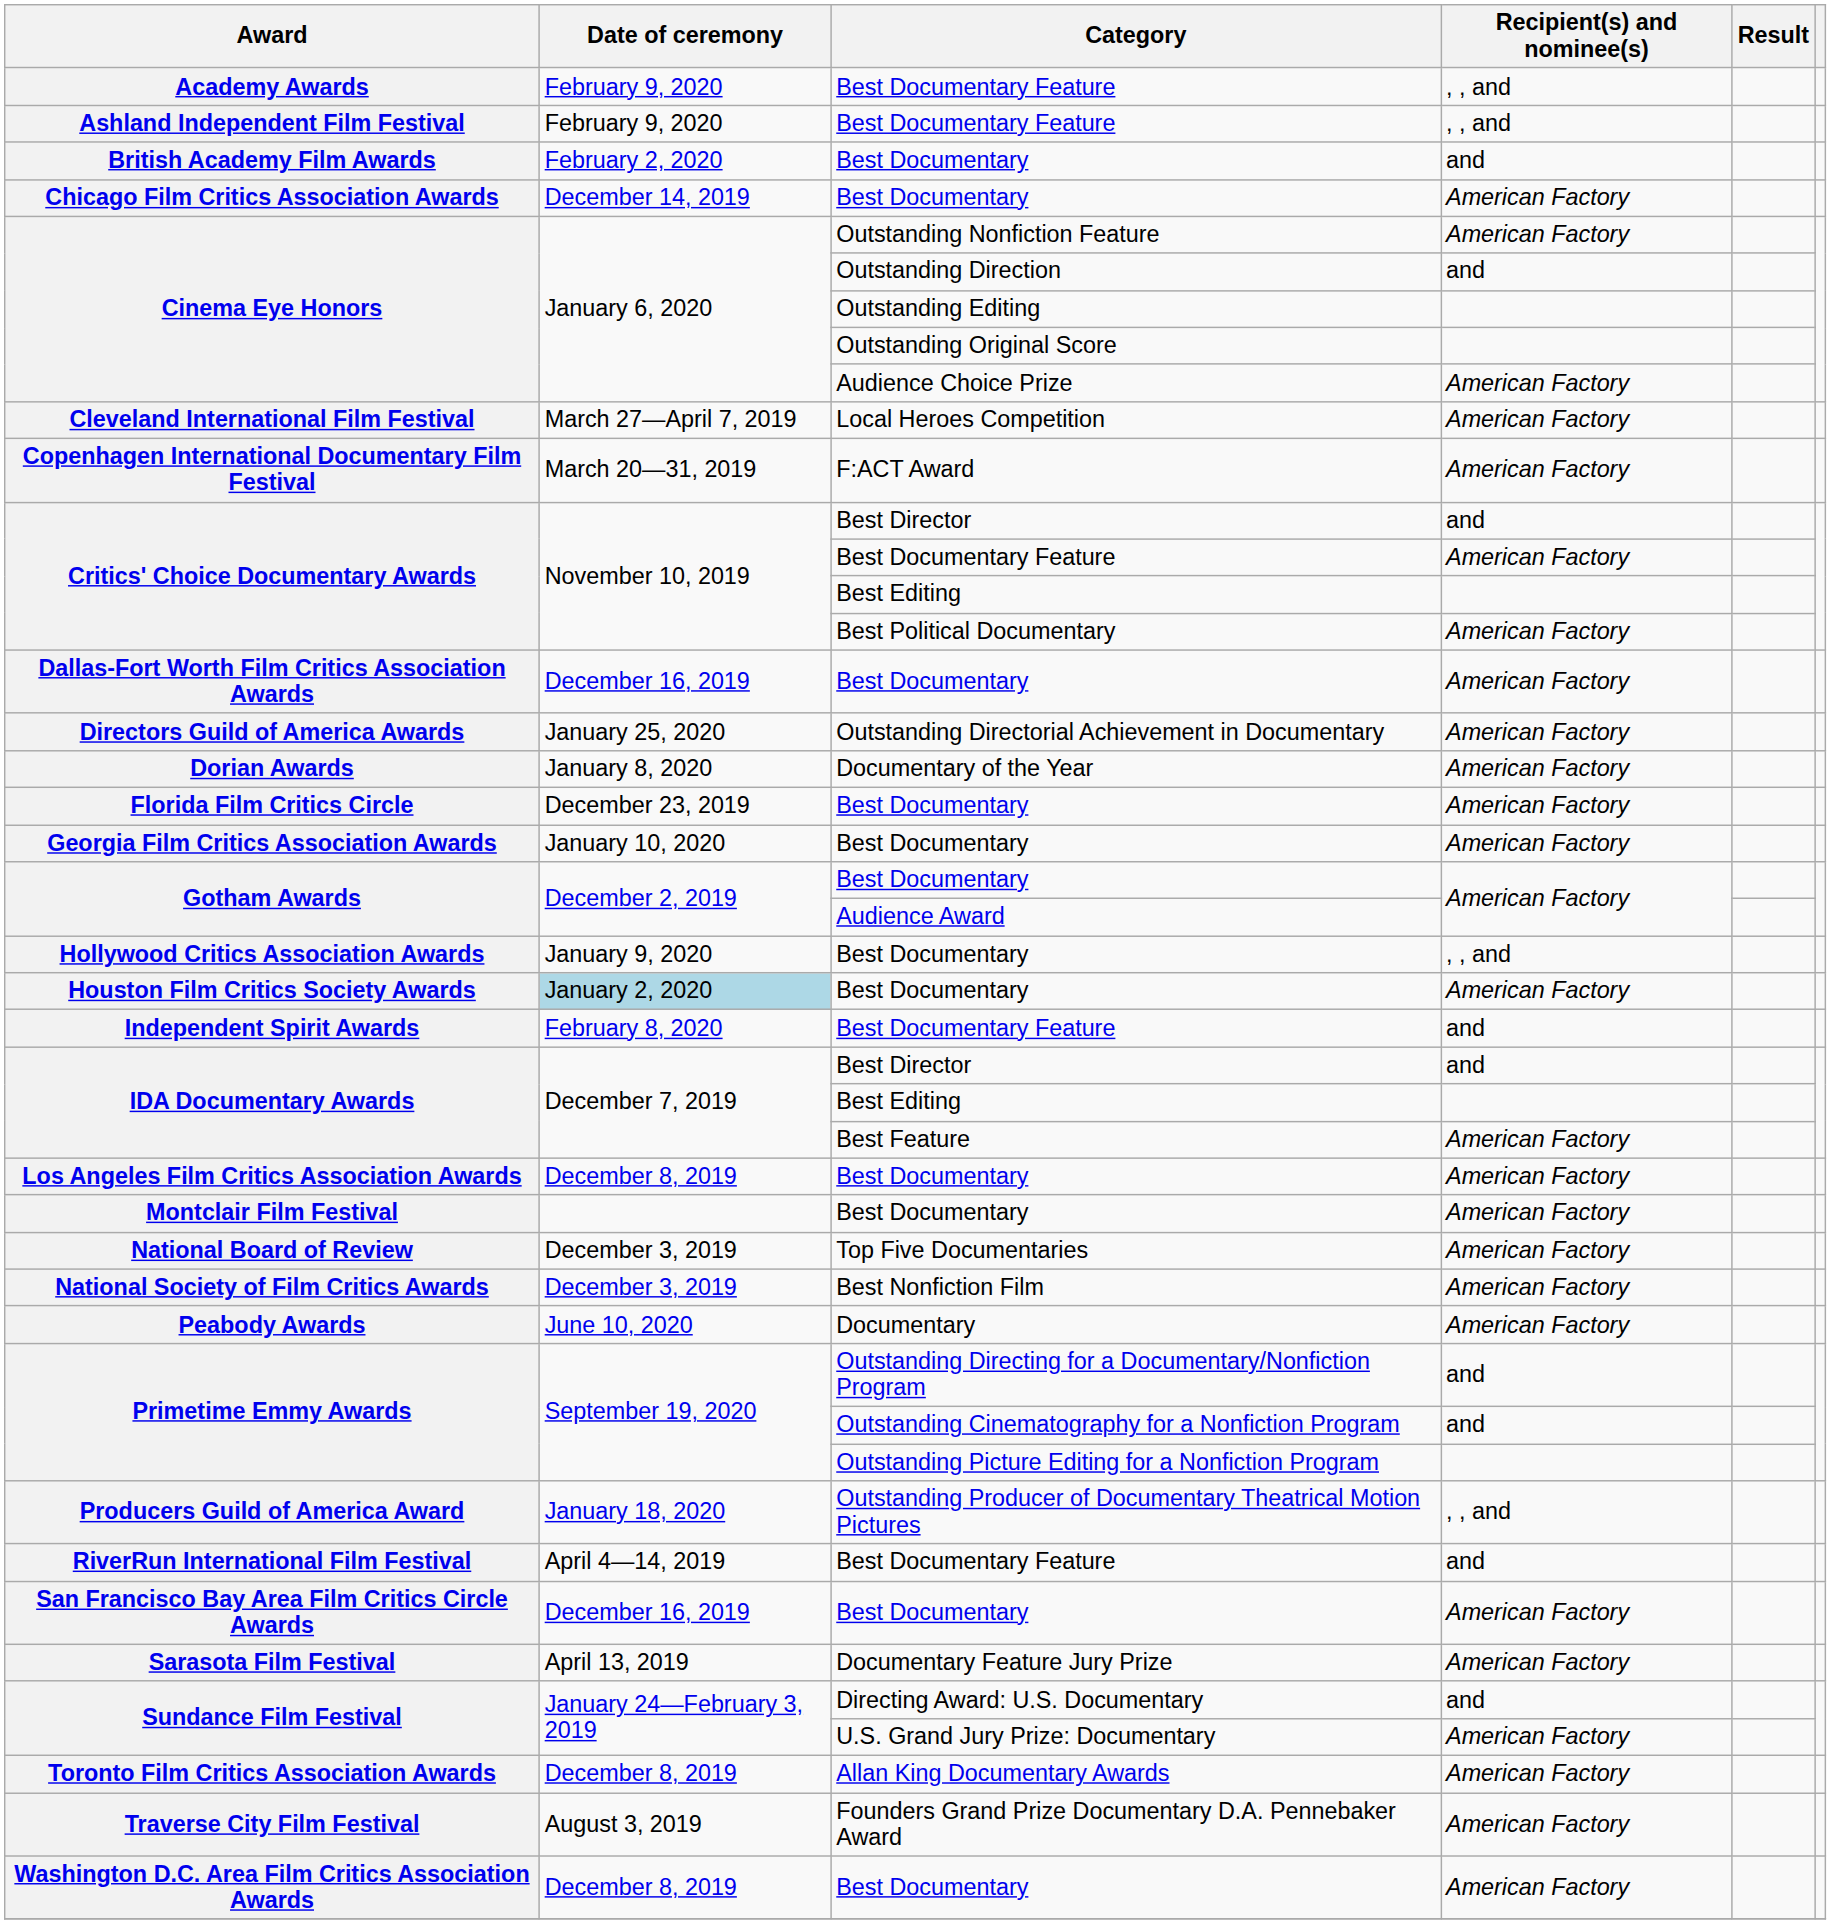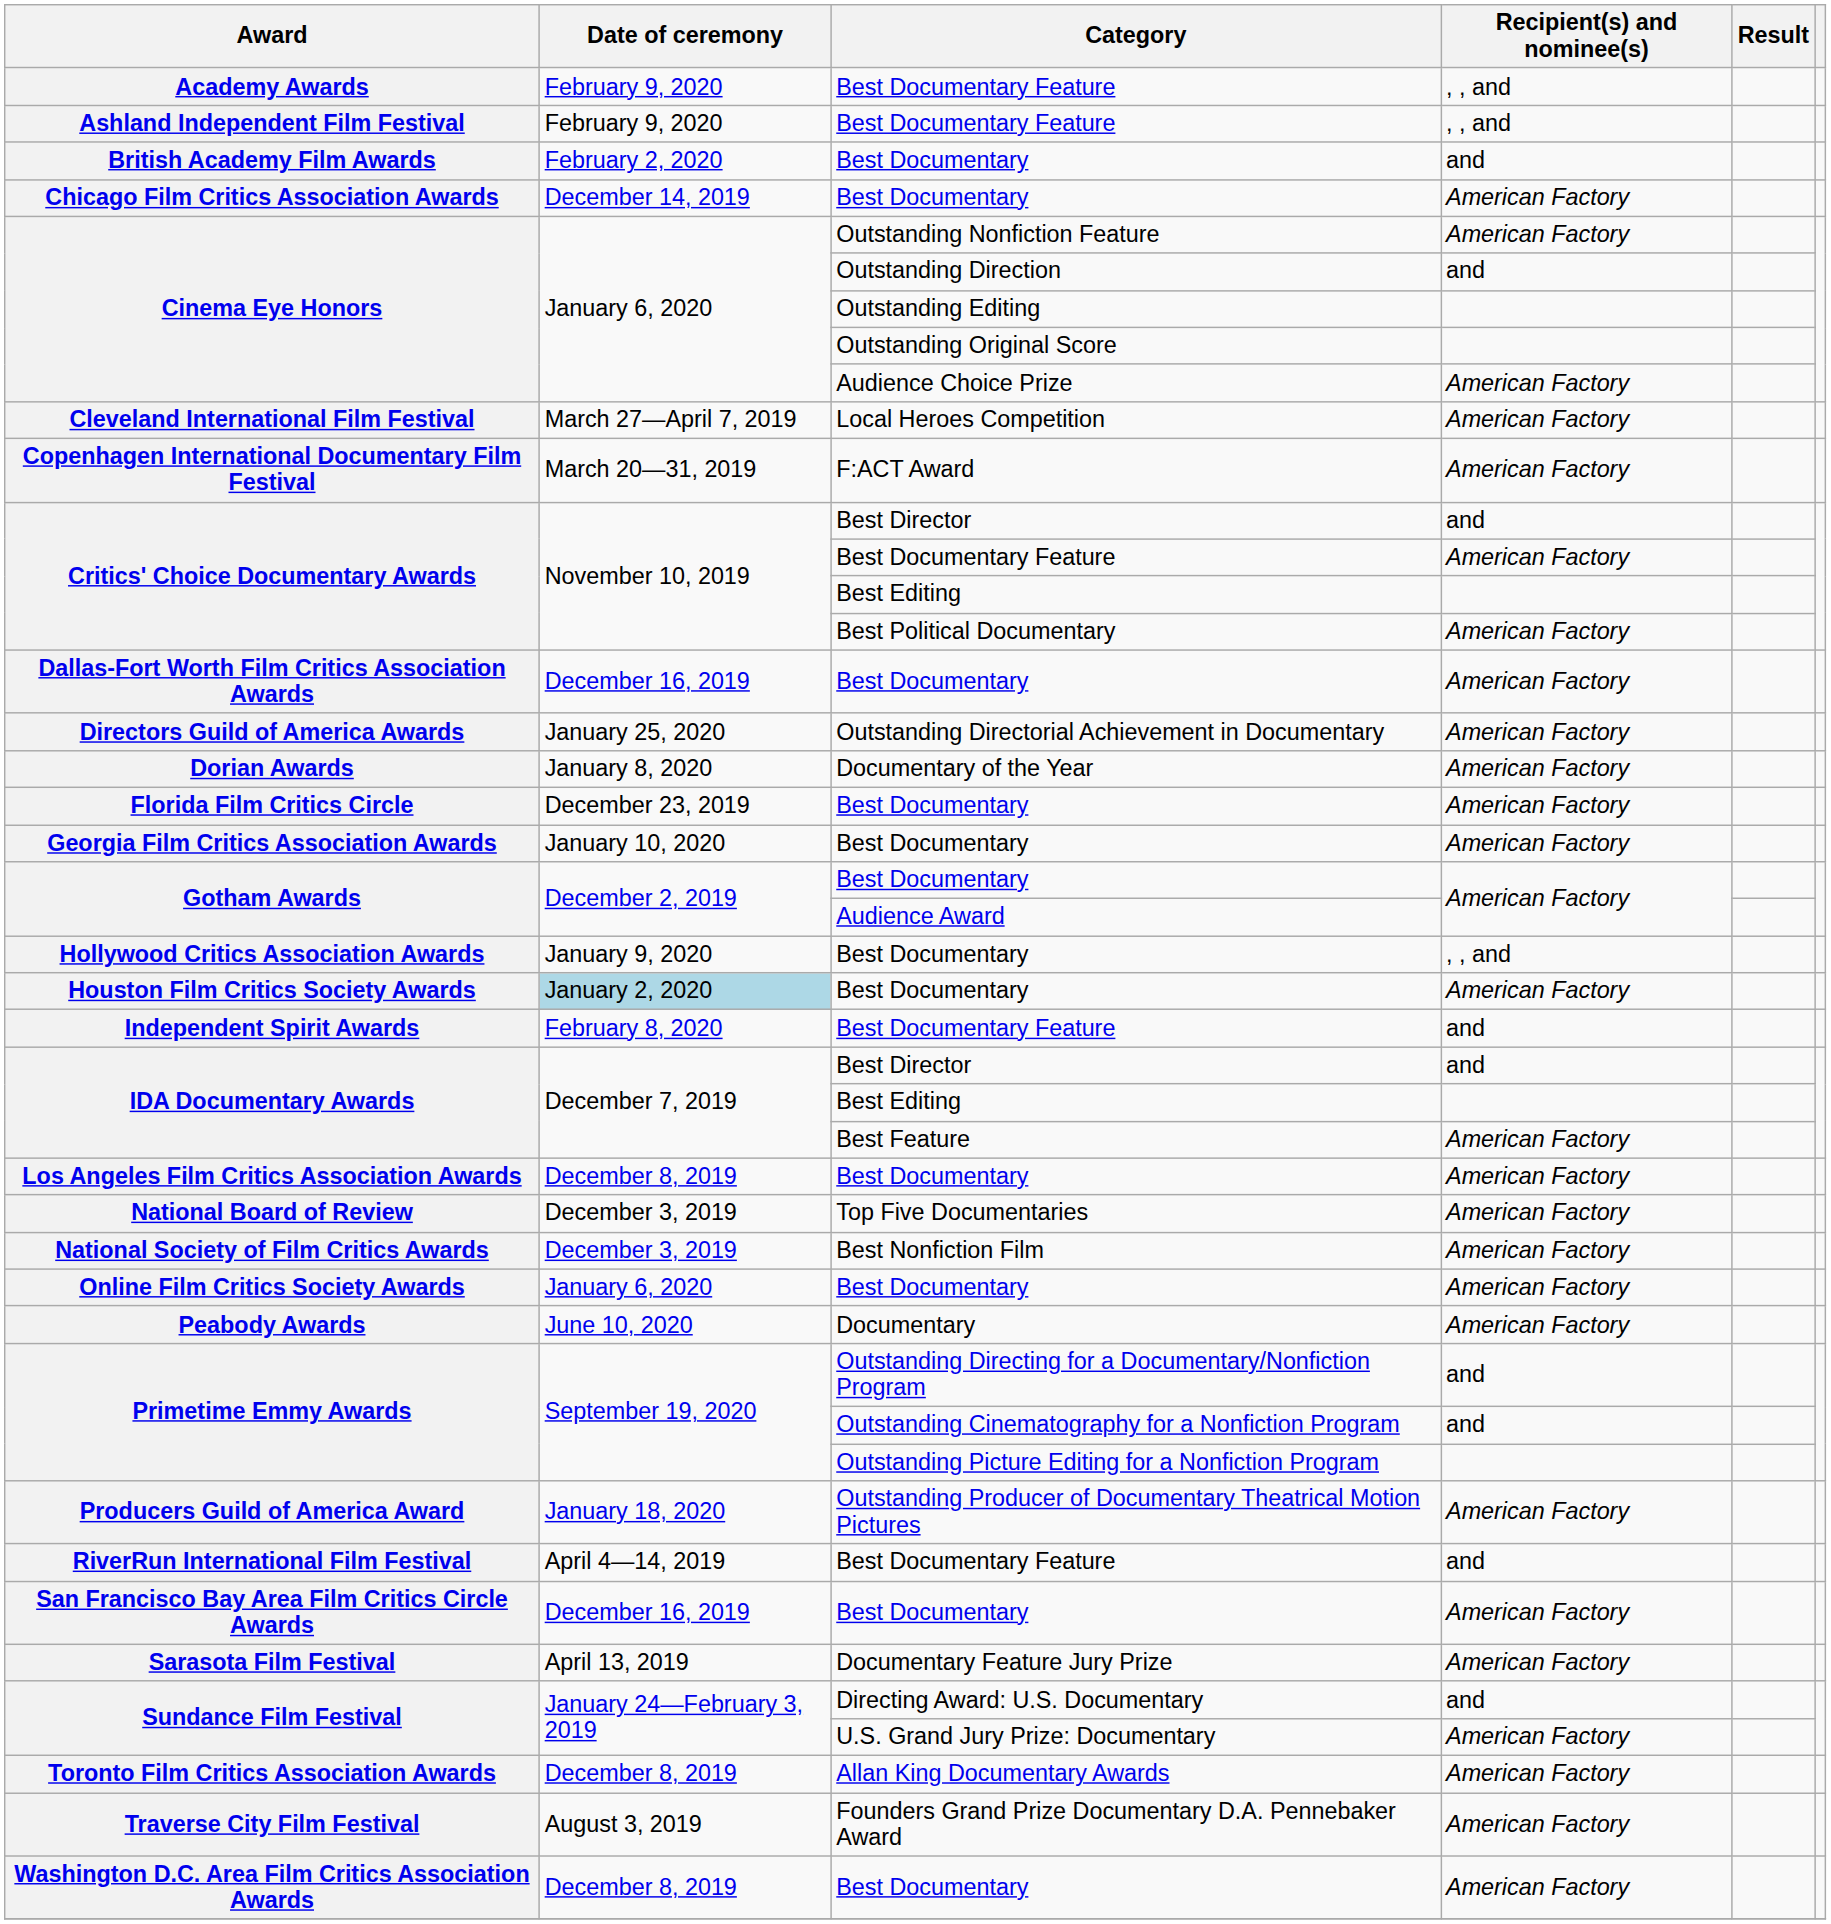- row: (272, 1213)
+ row: (272, 1287)
(1479, 1512) , , and -> (1538, 1512) American Factory
